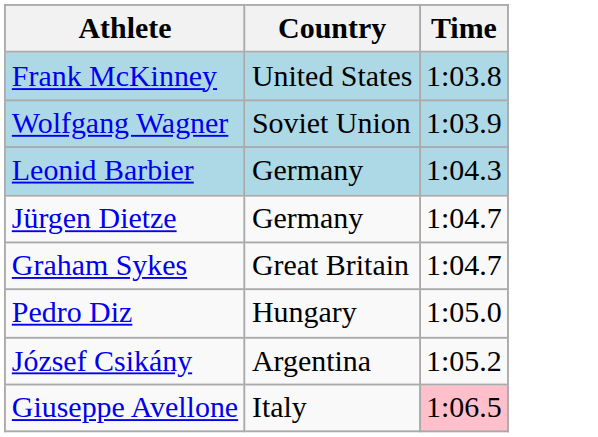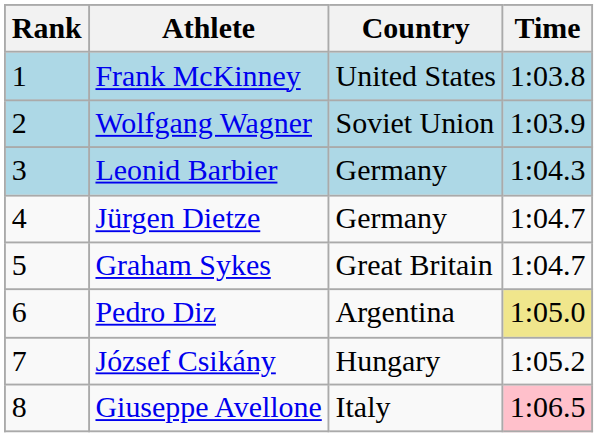+ column: (47, 28)
(304, 312) Hungary -> (395, 312) Argentina
(464, 312) no background -> (548, 312) khaki background
(311, 360) Argentina -> (388, 360) Hungary
